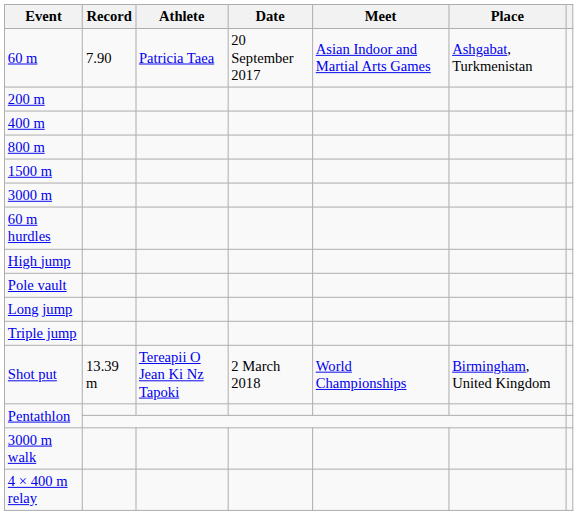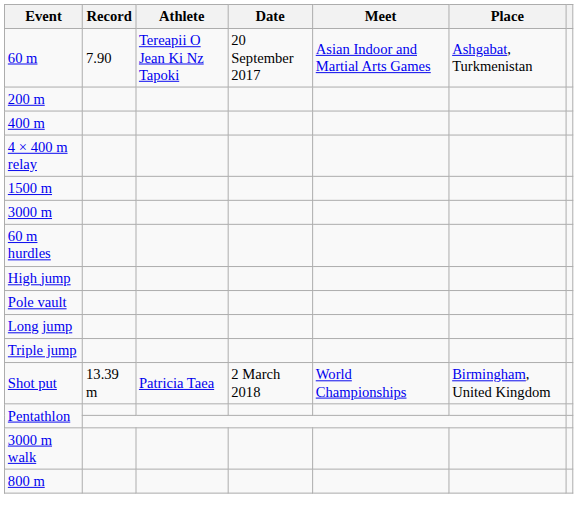(177, 58) Patricia Taea -> (171, 58) Tereapii O Jean Ki Nz Tapoki
rows swapped: (26, 147) <-> (38, 489)
(171, 374) Tereapii O Jean Ki Nz Tapoki -> (177, 383) Patricia Taea
